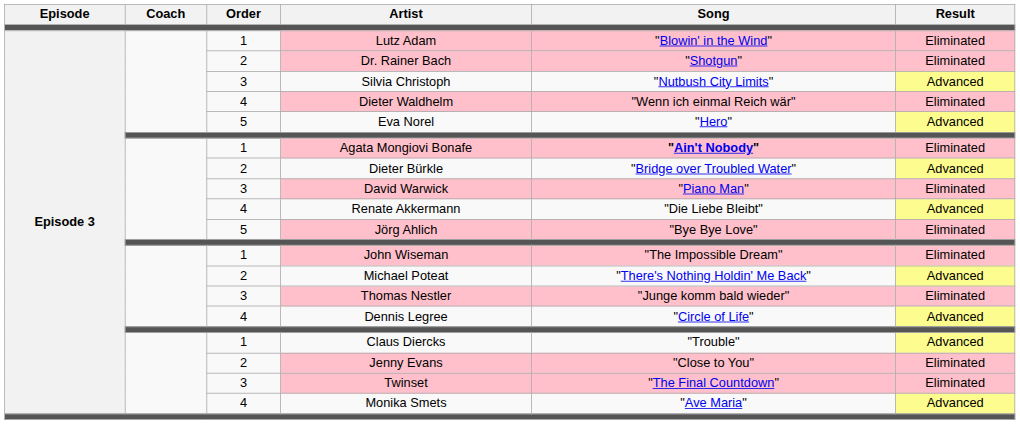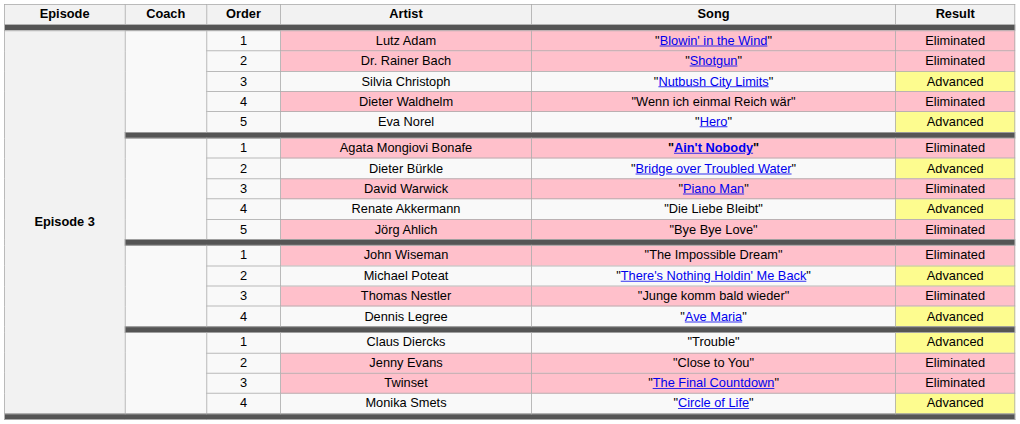(714, 316) "Circle of Life" -> (714, 316) "Ave Maria"
(714, 403) "Ave Maria" -> (714, 403) "Circle of Life"
